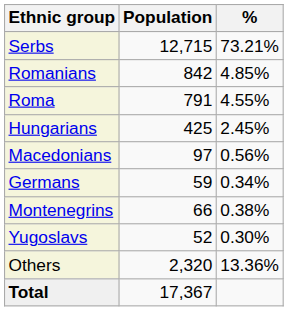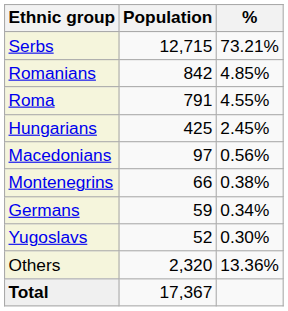rows swapped: (61, 210) <-> (44, 182)
